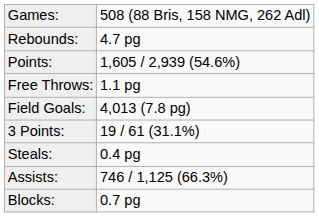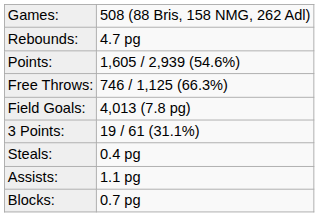(120, 85) 1.1 pg -> (164, 85) 746 / 1,125 (66.3%)
(164, 177) 746 / 1,125 (66.3%) -> (120, 177) 1.1 pg
